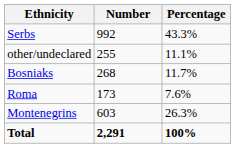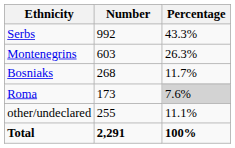rows swapped: (42, 113) <-> (49, 53)
(178, 93) no background -> (178, 93) lightgrey background
